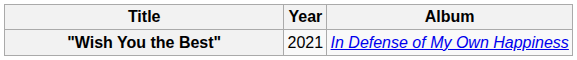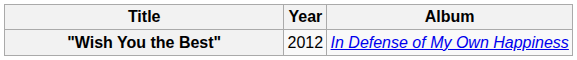(305, 42) 2021 -> (305, 42) 2012
